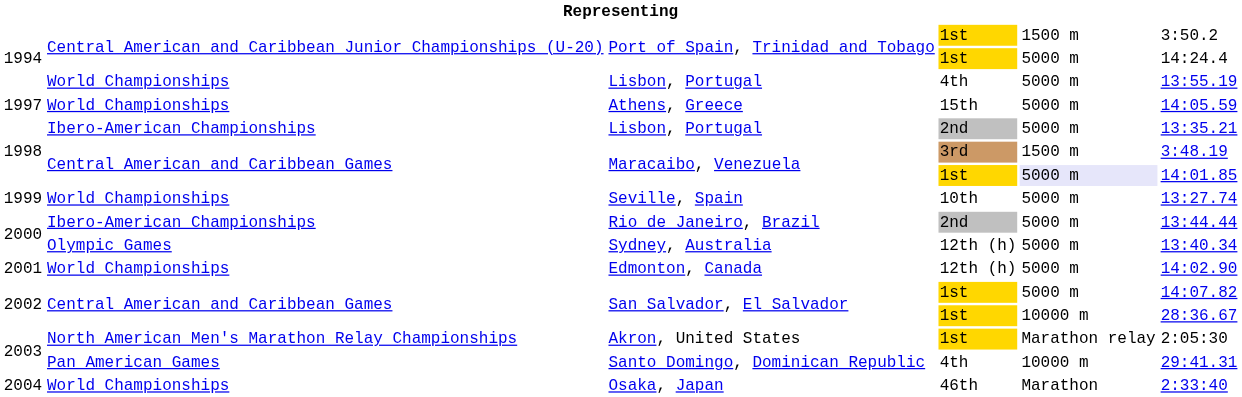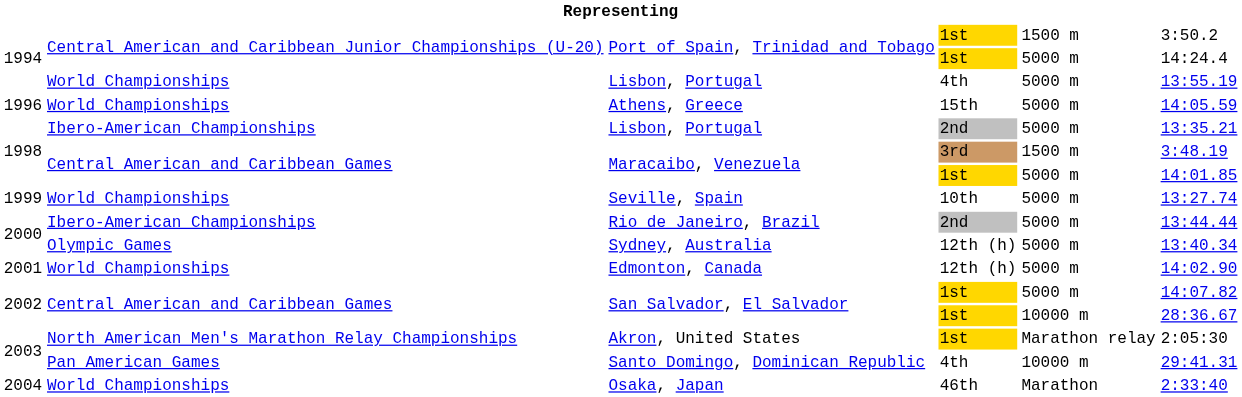(23, 105) 1997 -> (23, 105) 1996
(1050, 176) lavender background -> (1050, 176) no background
